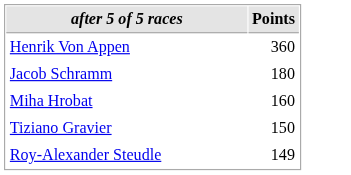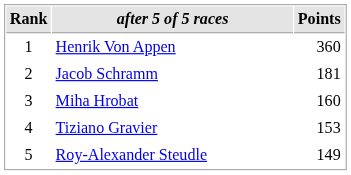+ column: (29, 19)
(283, 74) 180 -> (329, 74) 181
(283, 127) 150 -> (329, 127) 153
